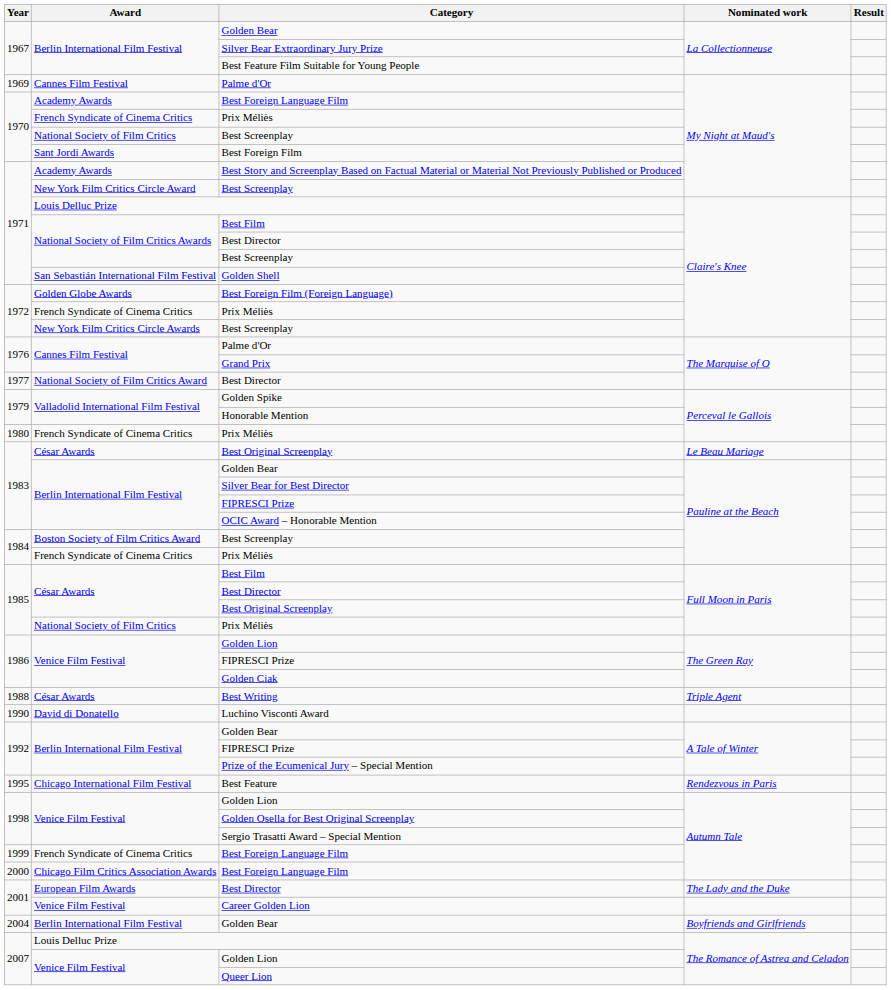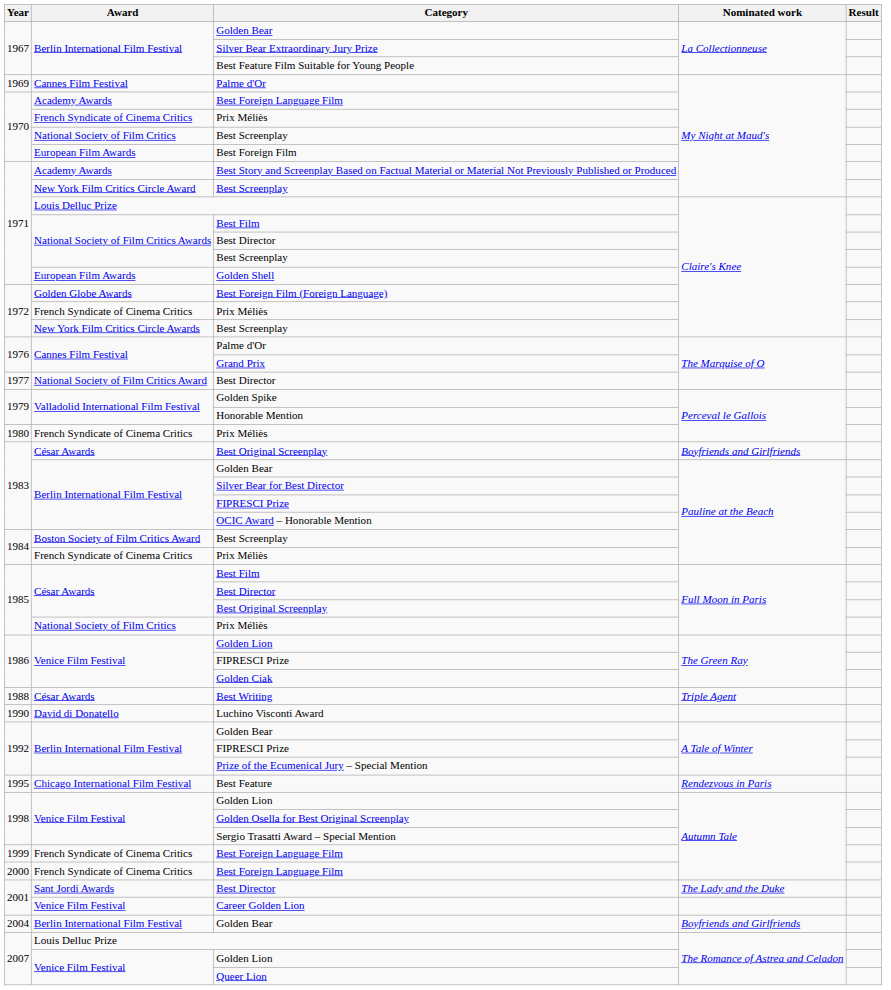(74, 153) Sant Jordi Awards -> (85, 153) European Film Awards
(125, 275) San Sebastián International Film Festival -> (85, 275) European Film Awards
(725, 450) Le Beau Mariage -> (741, 450) Boyfriends and Girlfriends
(125, 871) Chicago Film Critics Association Awards -> (113, 871) French Syndicate of Cinema Critics
(85, 888) European Film Awards -> (74, 888) Sant Jordi Awards
